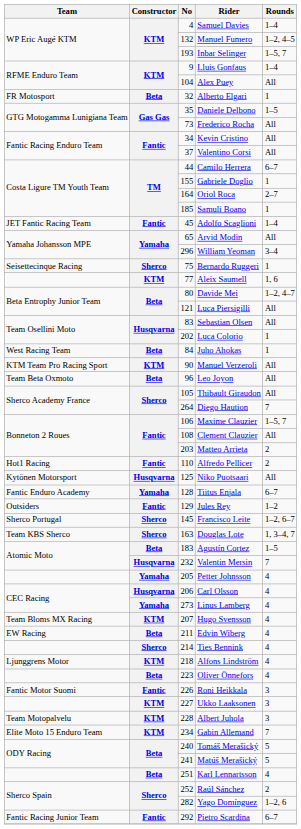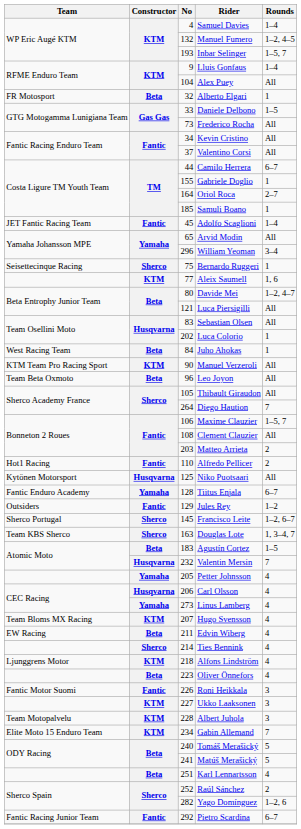(189, 110) 35 -> (189, 110) 33
